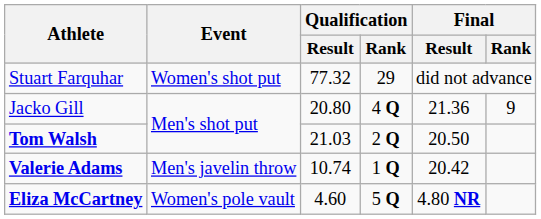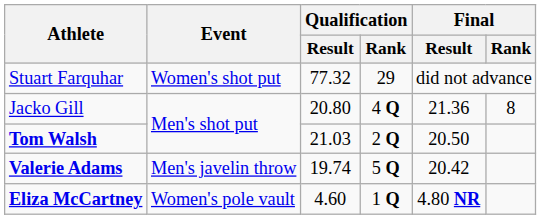(511, 108) 9 -> (511, 108) 8
(330, 169) 10.74 -> (330, 169) 19.74
(386, 169) 1 Q -> (386, 169) 5 Q
(386, 199) 5 Q -> (386, 199) 1 Q
